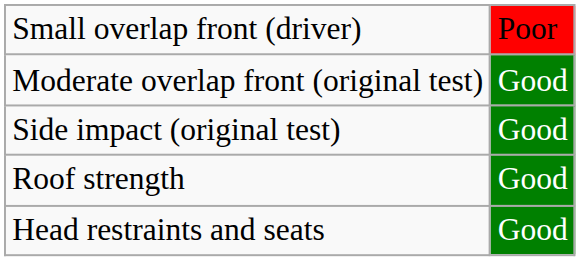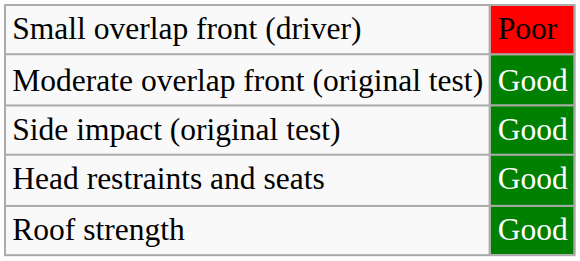rows swapped: (98, 179) <-> (168, 229)
